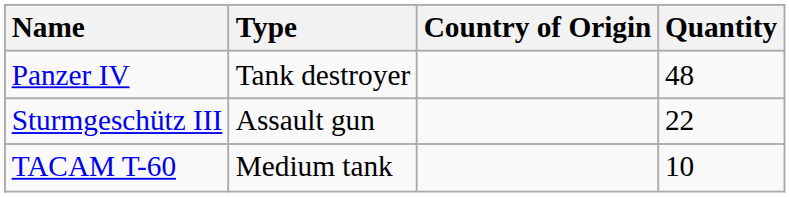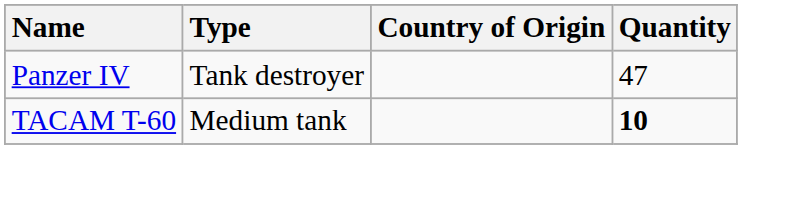(680, 74) 48 -> (633, 74) 47
- row: (117, 120)
(680, 167) normal -> (633, 120) bold
